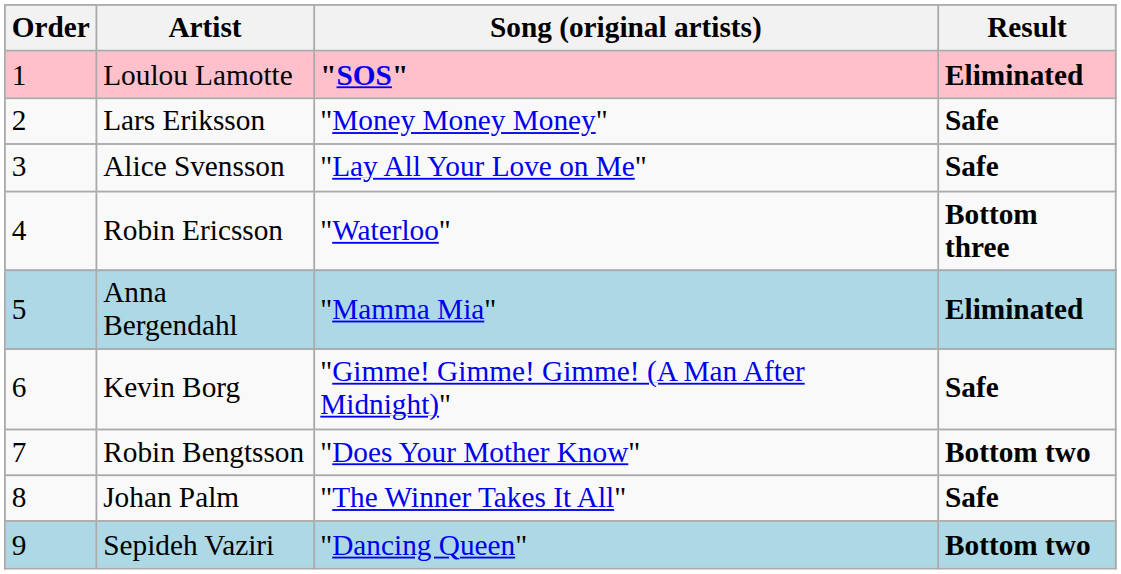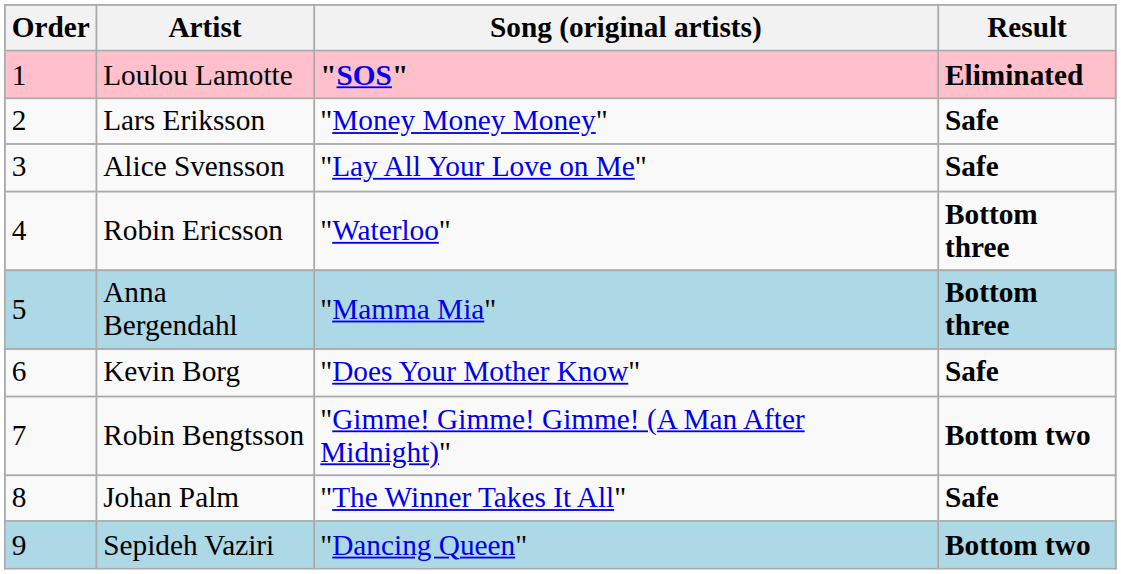(1014, 309) Eliminated -> (991, 309) Bottom three
(562, 388) "Gimme! Gimme! Gimme! (A Man After Midnight)" -> (480, 372) "Does Your Mother Know"
(480, 451) "Does Your Mother Know" -> (562, 435) "Gimme! Gimme! Gimme! (A Man After Midnight)"
